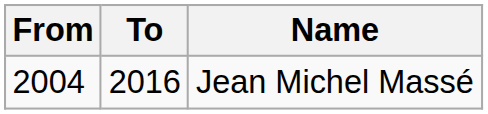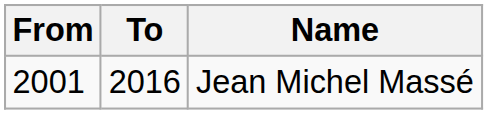(49, 81) 2004 -> (49, 81) 2001
